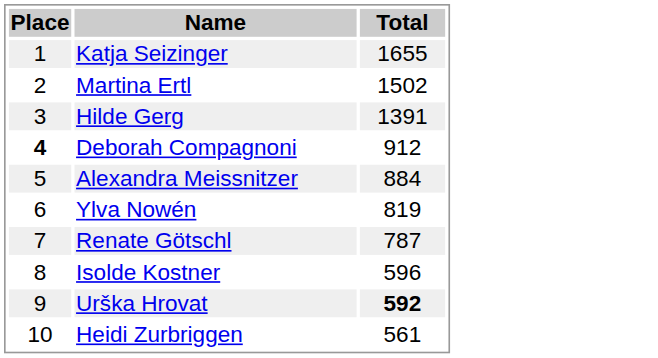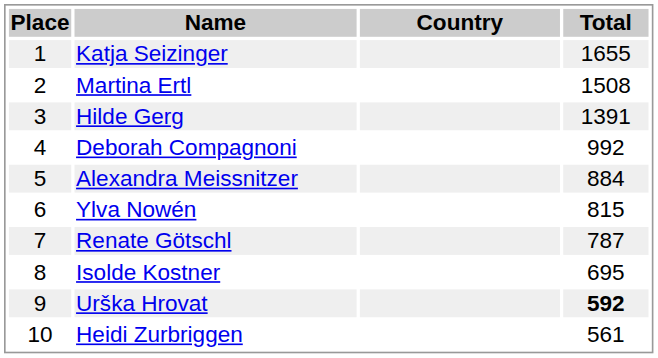+ column: (460, 23)
(402, 85) 1502 -> (606, 85) 1508
(40, 148) bold -> (40, 148) normal
(402, 148) 912 -> (606, 148) 992
(402, 210) 819 -> (606, 210) 815
(402, 272) 596 -> (606, 272) 695
